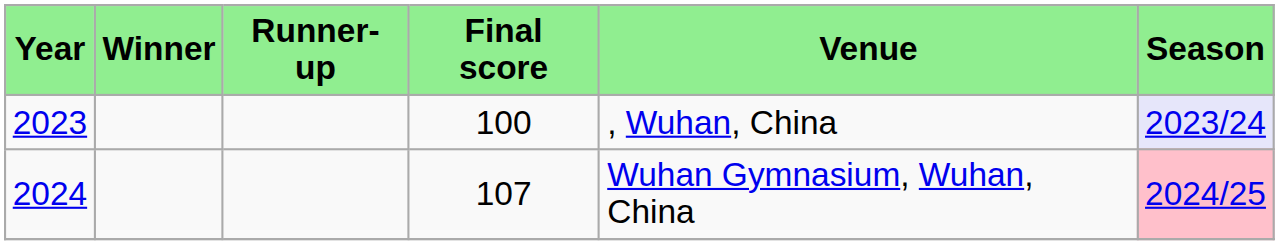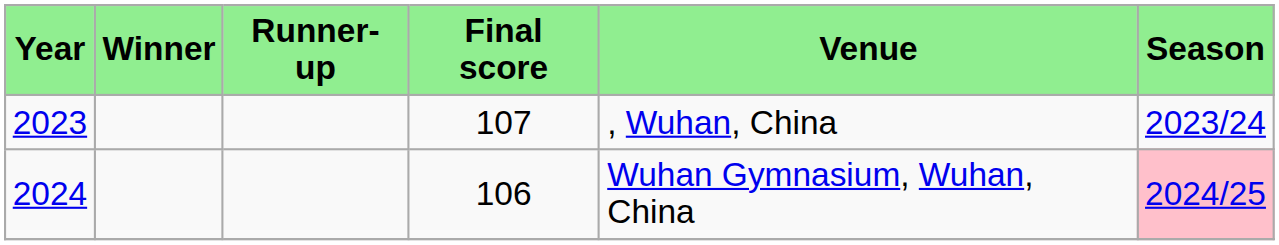(504, 121) 100 -> (504, 121) 107
(1205, 121) lavender background -> (1205, 121) no background
(504, 193) 107 -> (504, 193) 106
